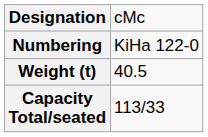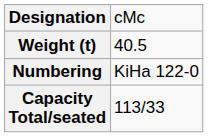rows swapped: (57, 44) <-> (57, 71)
